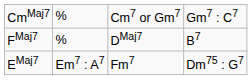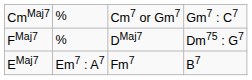(193, 39) B7 -> (215, 39) Dm75 : G7
(215, 63) Dm75 : G7 -> (193, 63) B7
